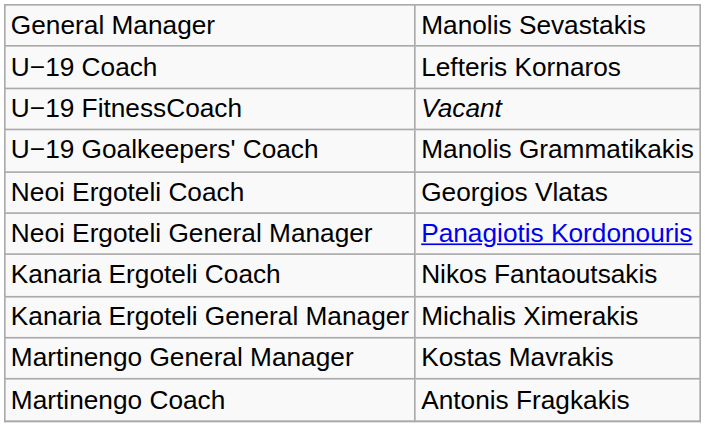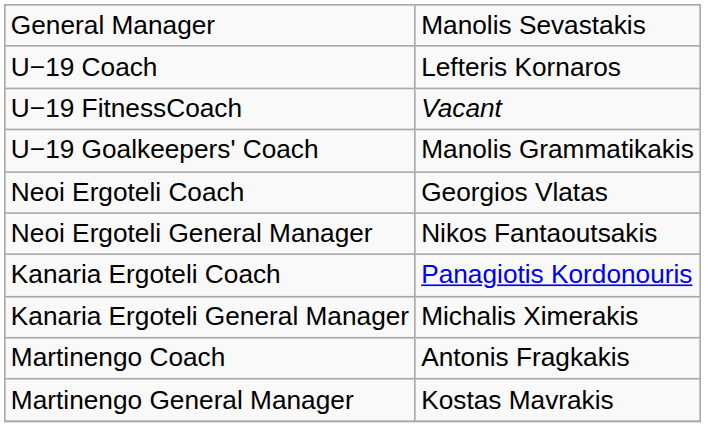(557, 233) Panagiotis Kordonouris -> (539, 233) Nikos Fantaoutsakis
(539, 274) Nikos Fantaoutsakis -> (557, 274) Panagiotis Kordonouris
rows swapped: (118, 399) <-> (182, 358)
